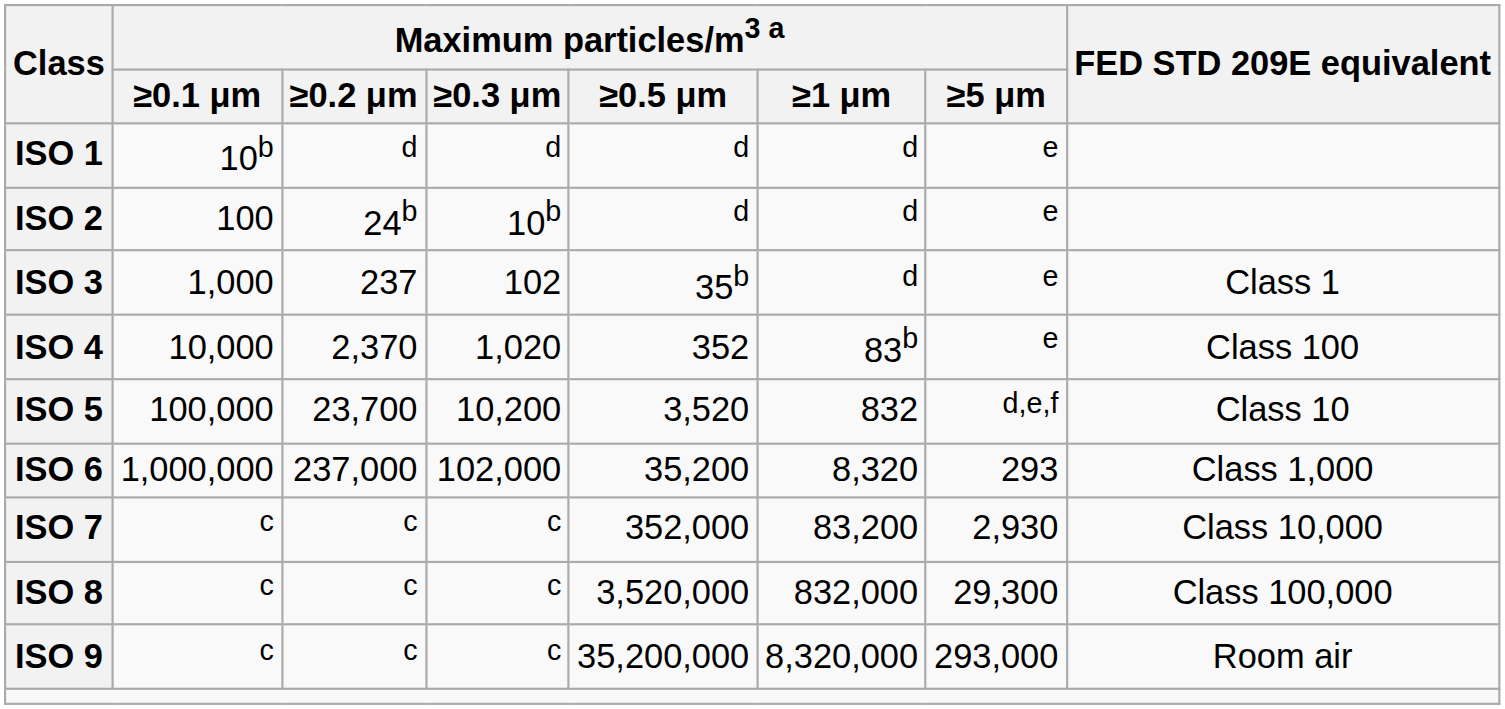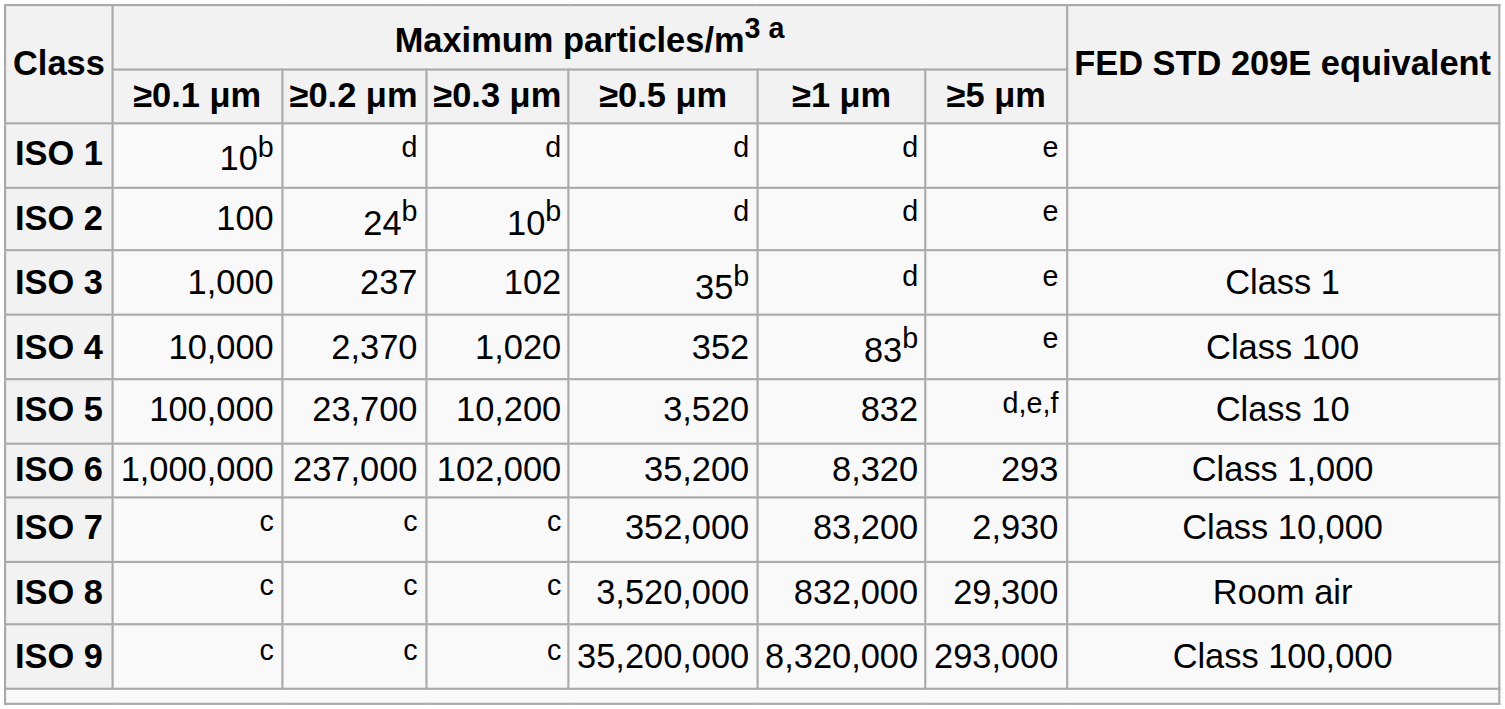(1283, 592) Class 100,000 -> (1283, 592) Room air
(1283, 656) Room air -> (1283, 656) Class 100,000
